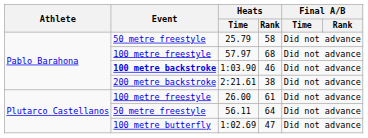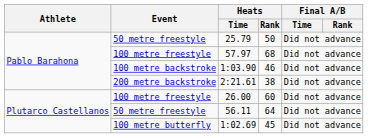(270, 39) 58 -> (270, 39) 50
(165, 68) bold -> (165, 68) normal
(270, 96) 61 -> (270, 96) 60
(270, 125) 47 -> (270, 125) 45
